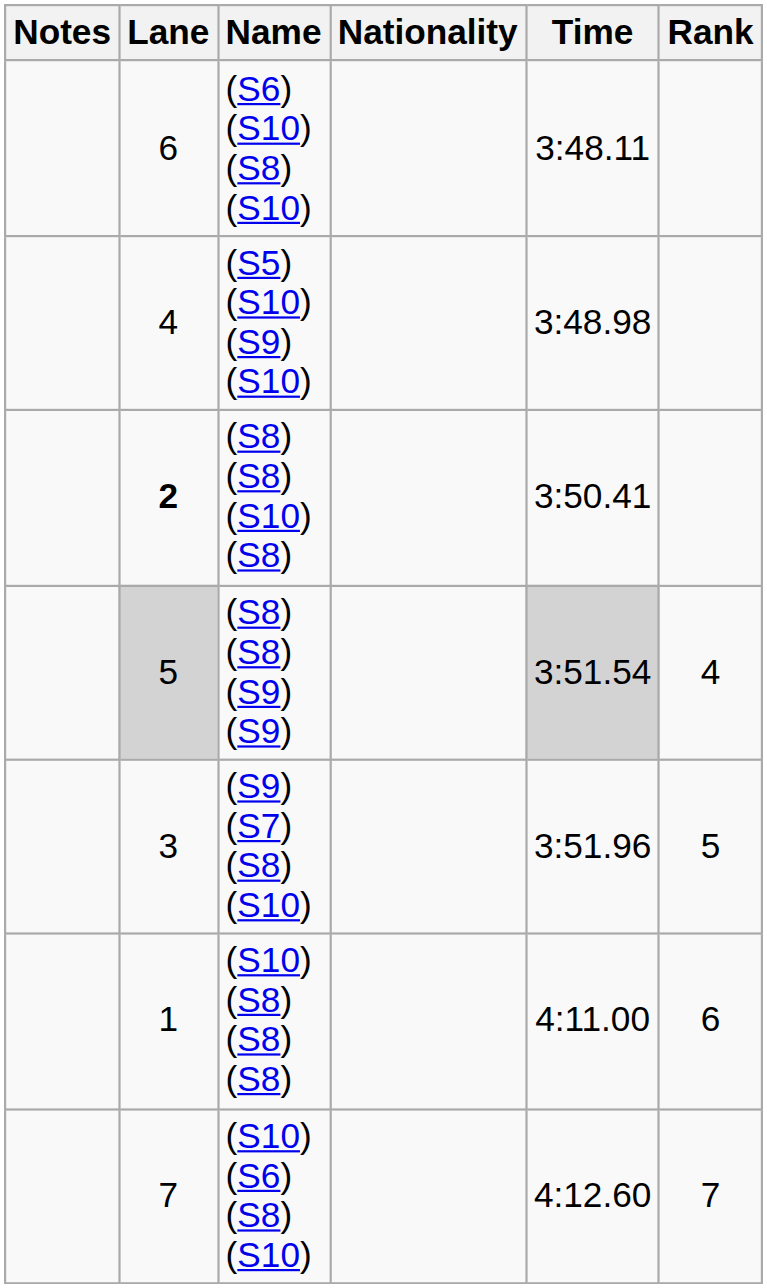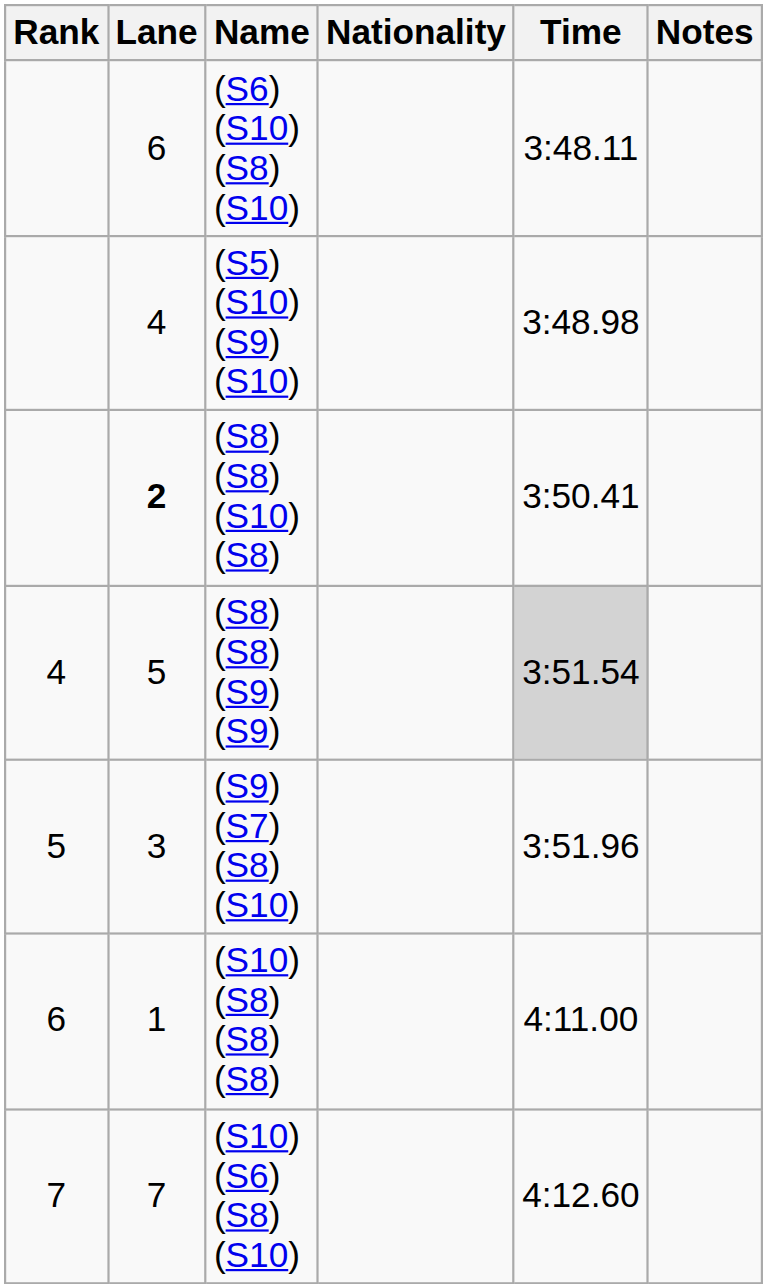columns swapped: (711, 32) <-> (62, 32)
(168, 671) lightgrey background -> (157, 671) no background
